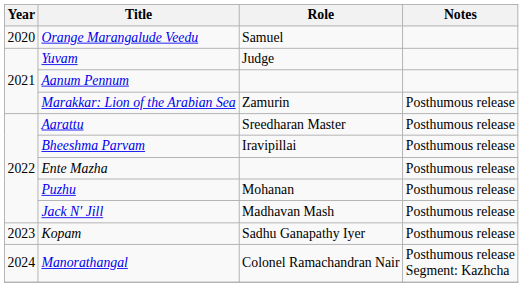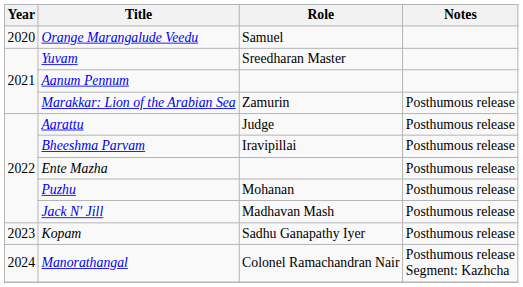(258, 59) Judge -> (294, 59) Sreedharan Master
(294, 124) Sreedharan Master -> (258, 124) Judge
